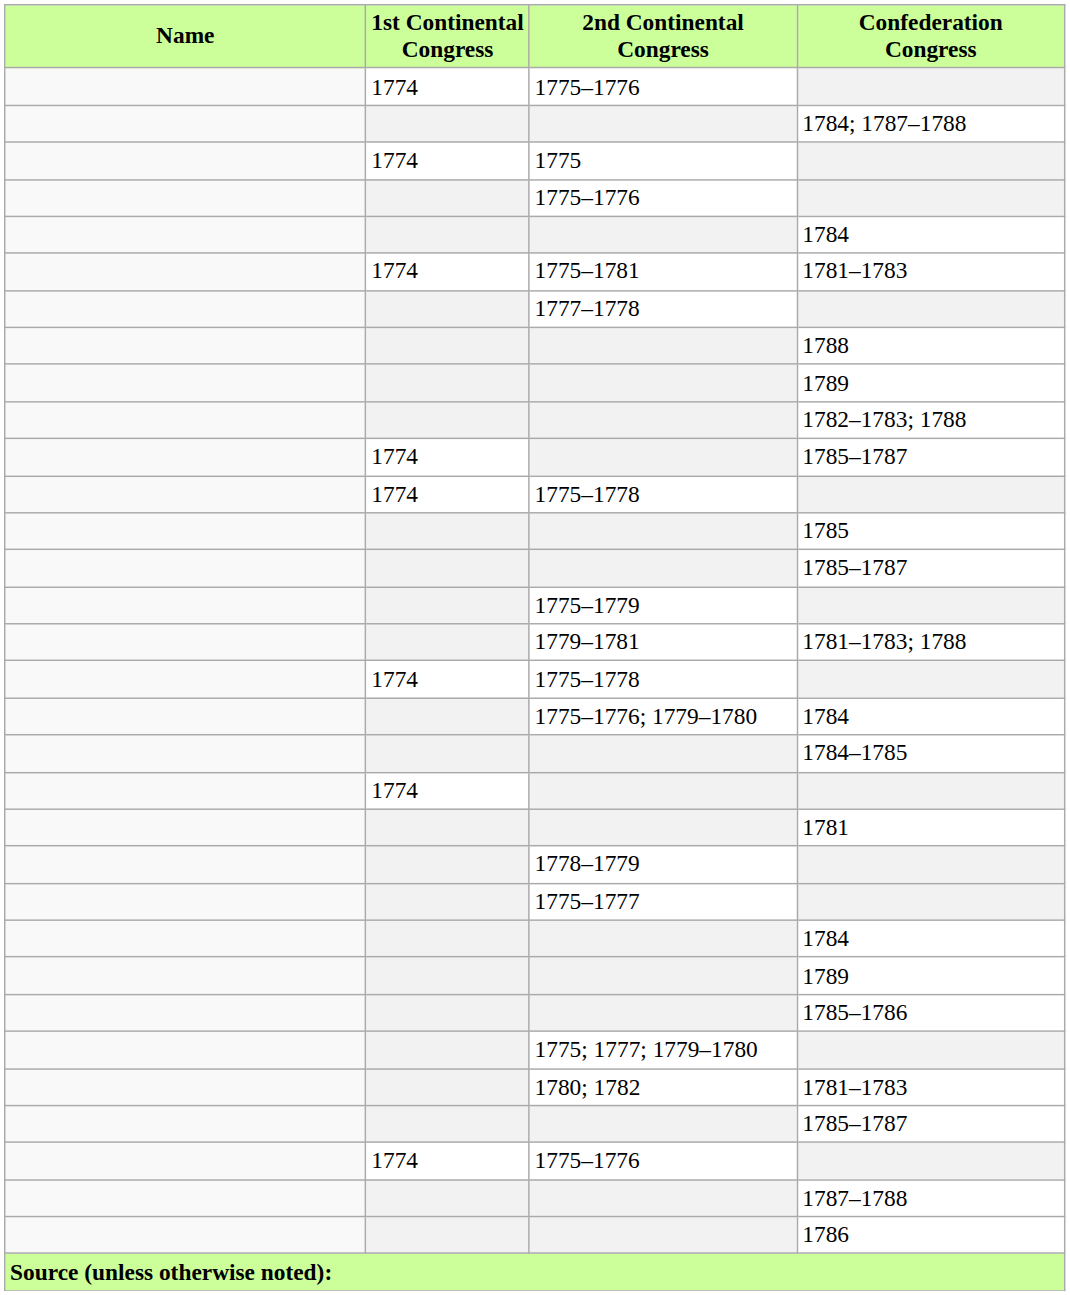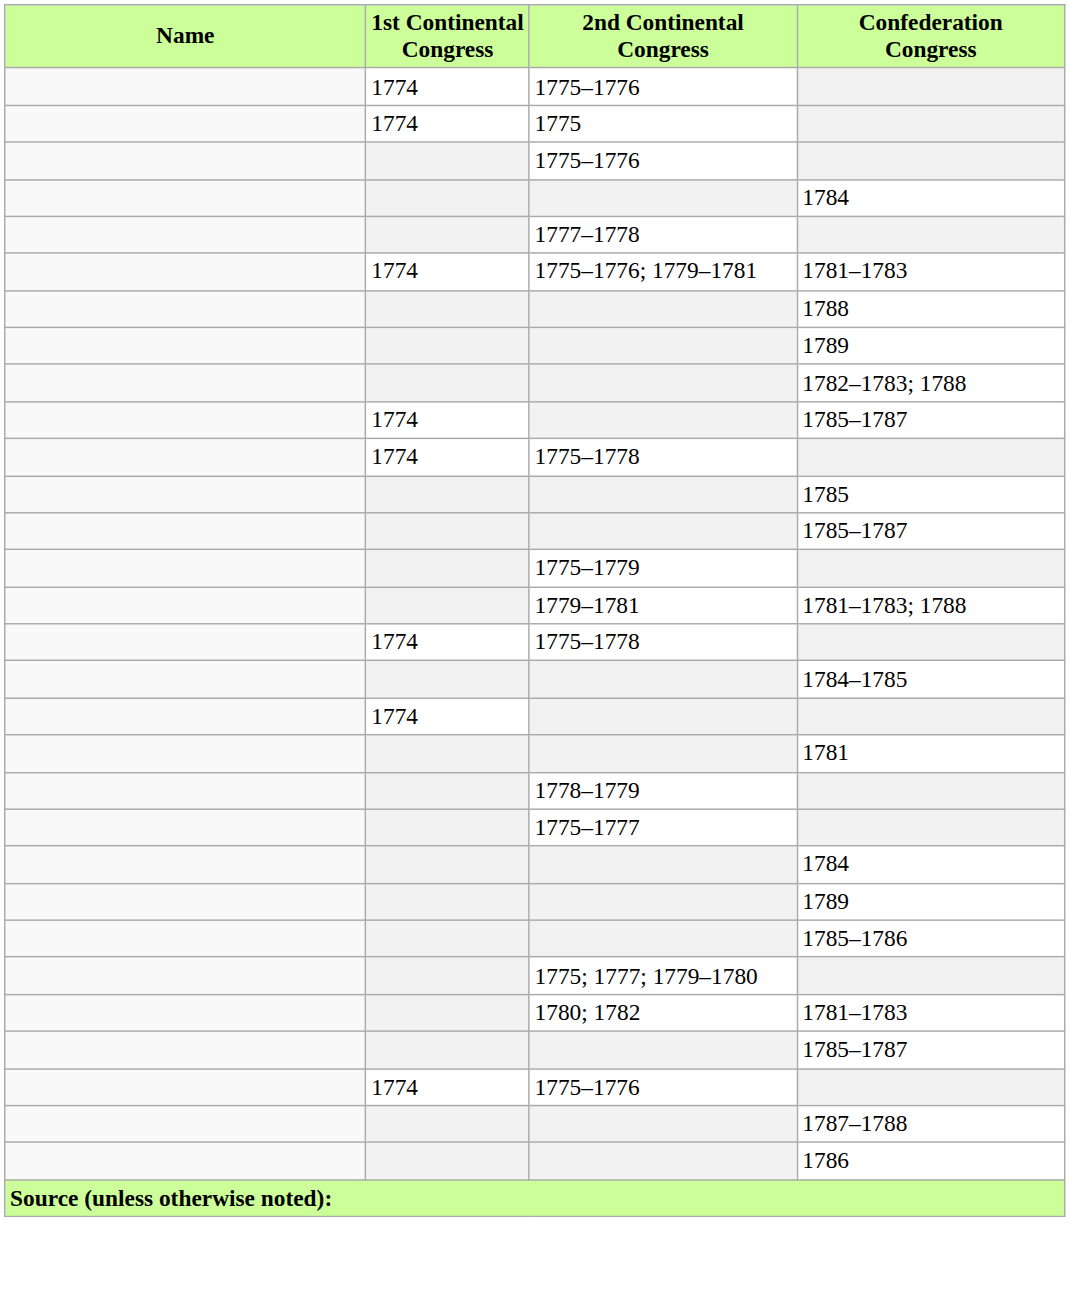- row: (663, 124)
- row: (587, 271)
+ row: (646, 271)
- row: (646, 716)
